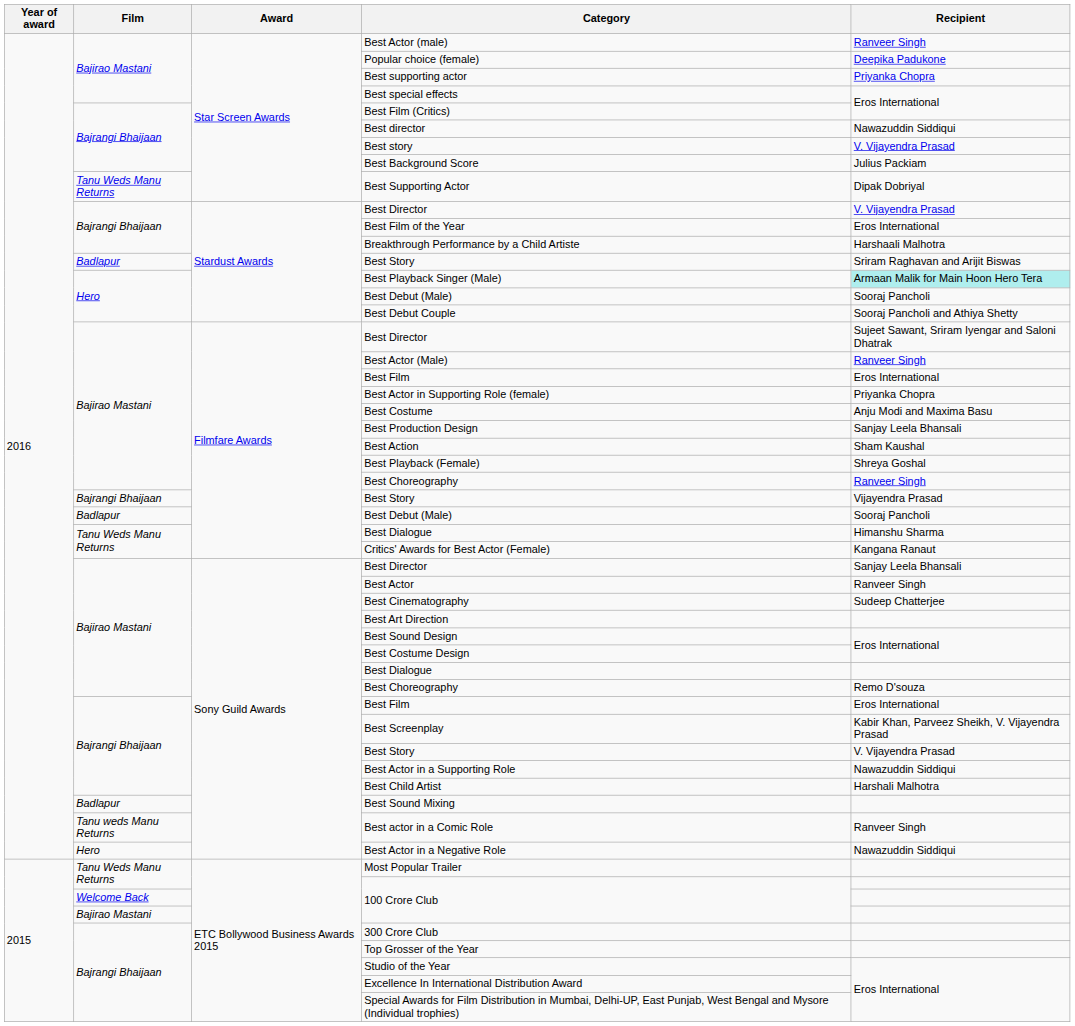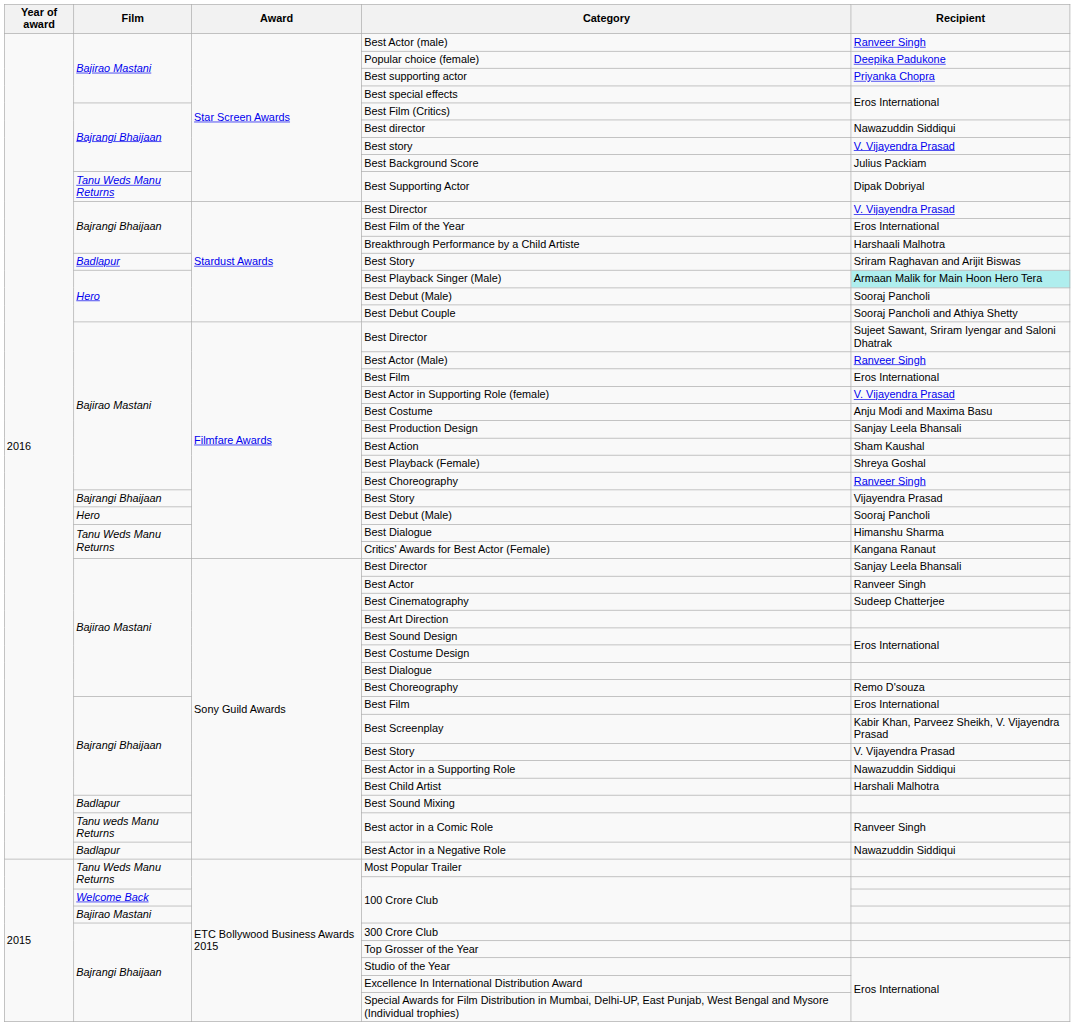(894, 394) Priyanka Chopra -> (904, 394) V. Vijayendra Prasad
(98, 515) Badlapur -> (88, 515) Hero
(88, 850) Hero -> (98, 850) Badlapur
